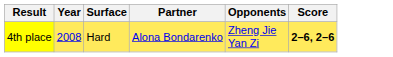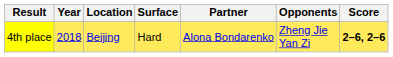+ column: (109, 13)
(69, 36) 2008 -> (69, 36) 2018
